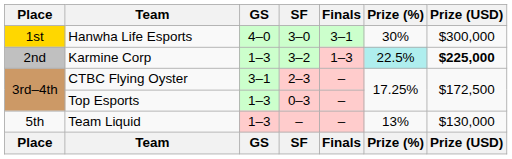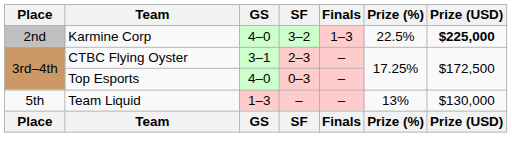- row: (130, 36)
(259, 57) 1–3 -> (259, 36) 4–0
(396, 57) paleturquoise background -> (396, 36) no background
(259, 100) 1–3 -> (259, 79) 4–0
